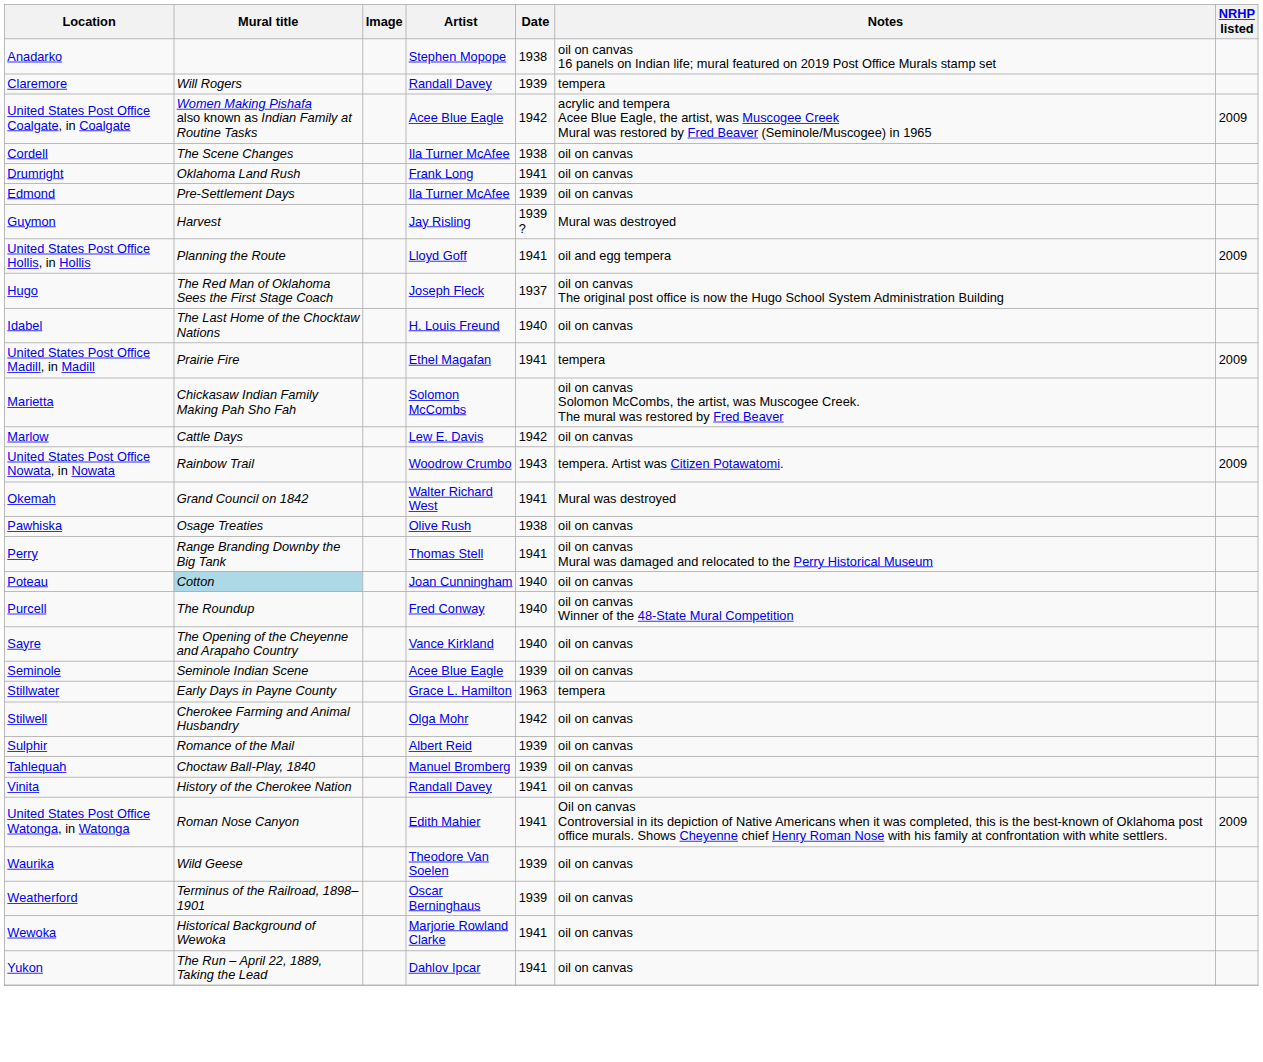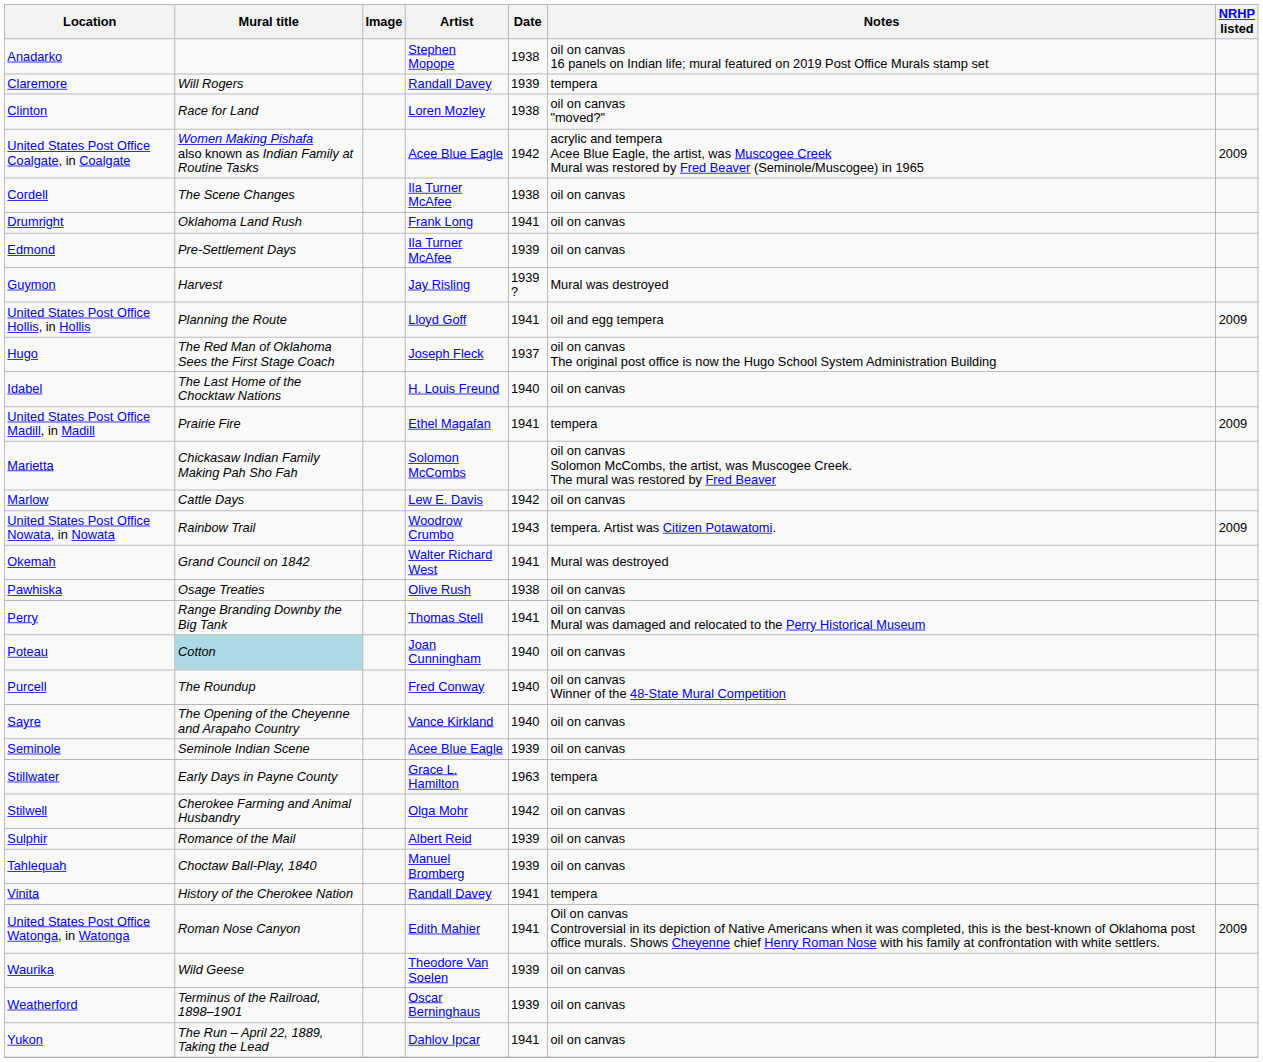+ row: (27, 111)
(595, 787) oil on canvas -> (574, 893) tempera
- row: (32, 933)
